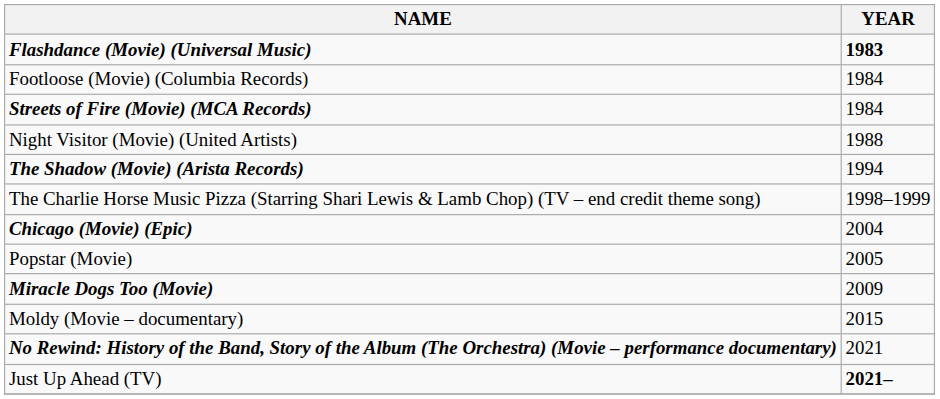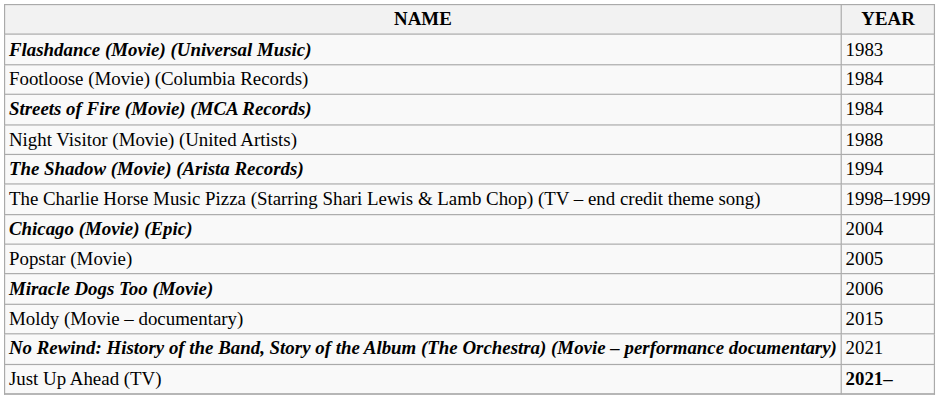(864, 49) bold -> (864, 49) normal
(864, 288) 2009 -> (864, 288) 2006
